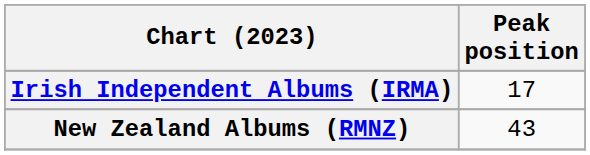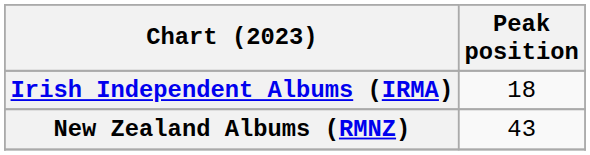(522, 91) 17 -> (522, 91) 18
